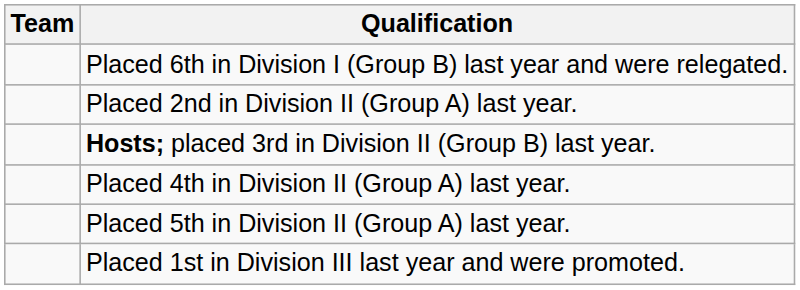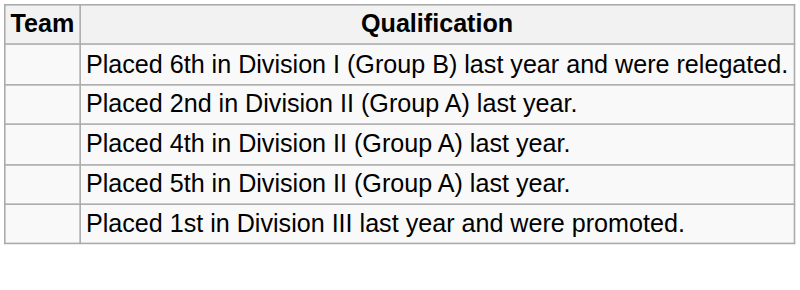- row: (371, 143)
